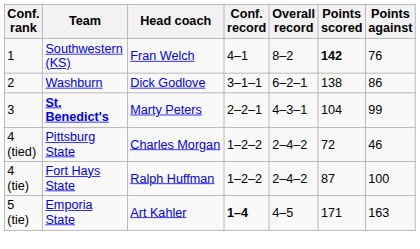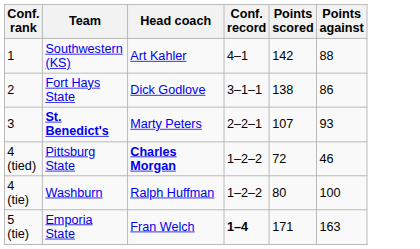- column: (294, 21)
(162, 55) Fran Welch -> (158, 55) Art Kahler
(331, 55) bold -> (283, 55) normal
(375, 55) 76 -> (327, 55) 88
(74, 83) Washburn -> (73, 90) Fort Hays State
(331, 110) 104 -> (283, 124) 107
(375, 110) 99 -> (327, 124) 93
(175, 144) normal -> (153, 158) bold
(73, 178) Fort Hays State -> (74, 192) Washburn
(328, 178) 87 -> (279, 192) 80
(158, 213) Art Kahler -> (162, 227) Fran Welch
